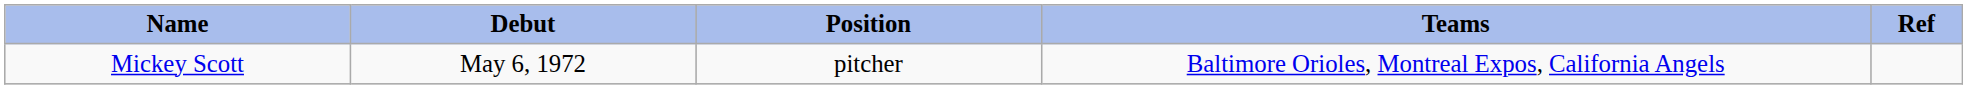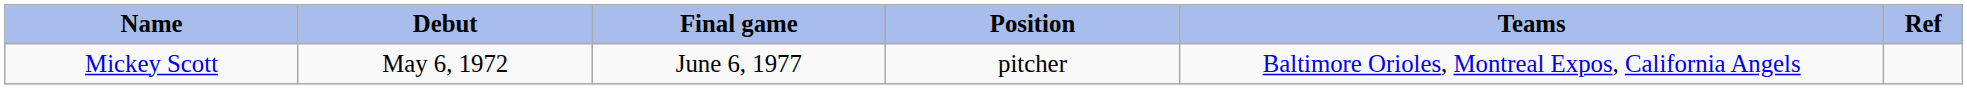+ column: (739, 24)
